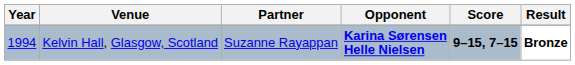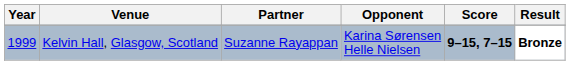(22, 43) 1994 -> (22, 43) 1999
(395, 43) bold -> (393, 43) normal
